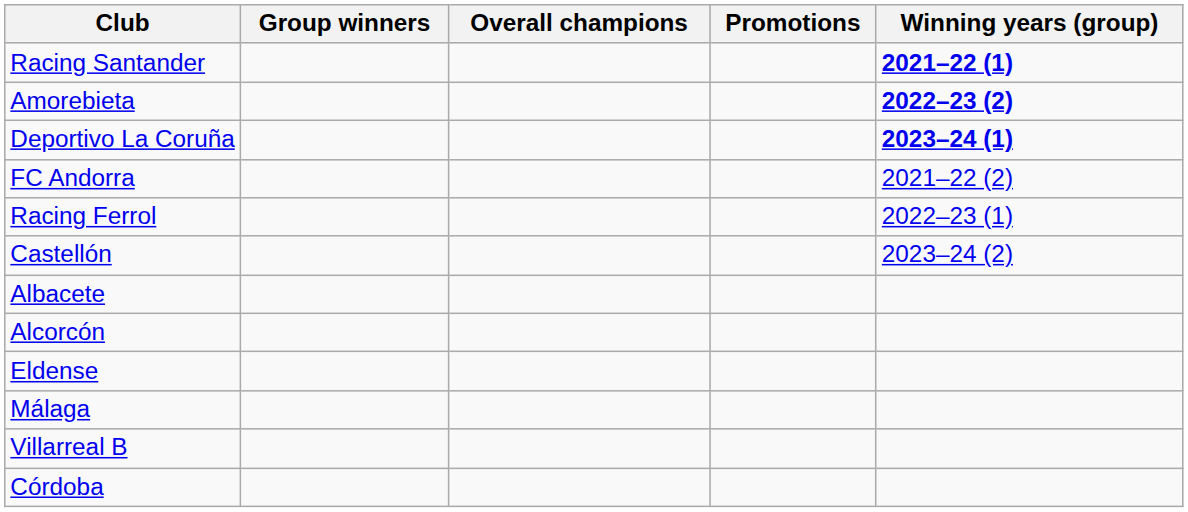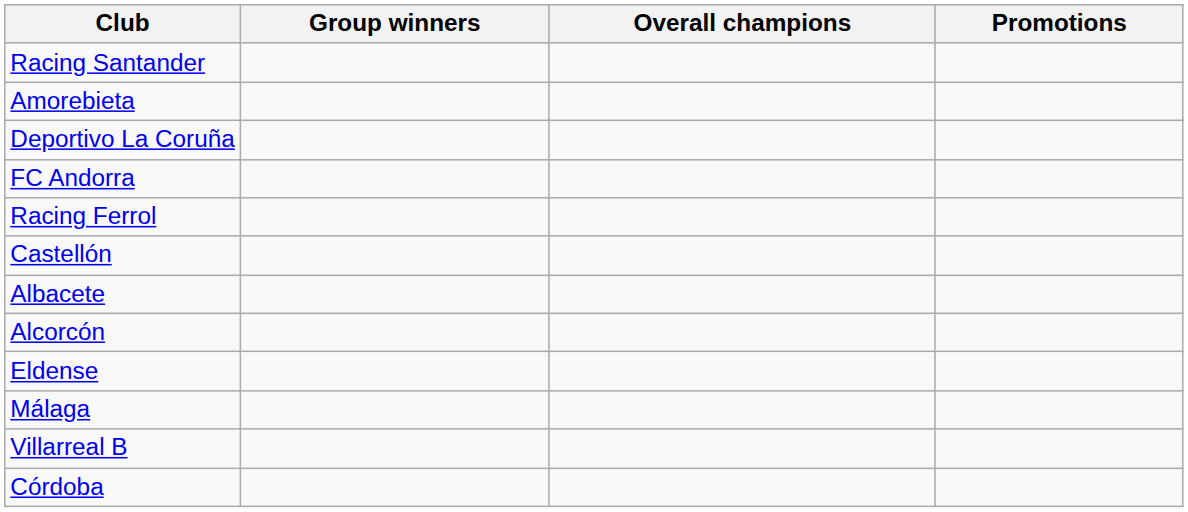- column: (1030, 23)
